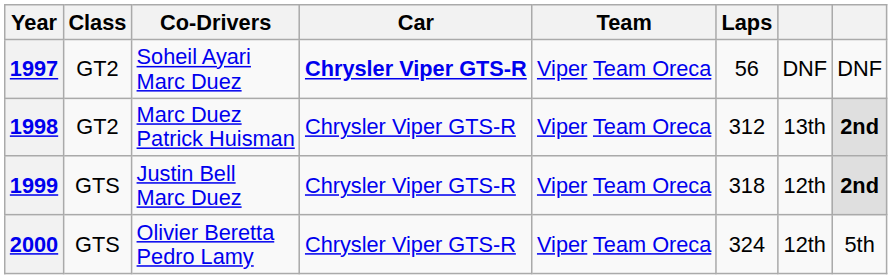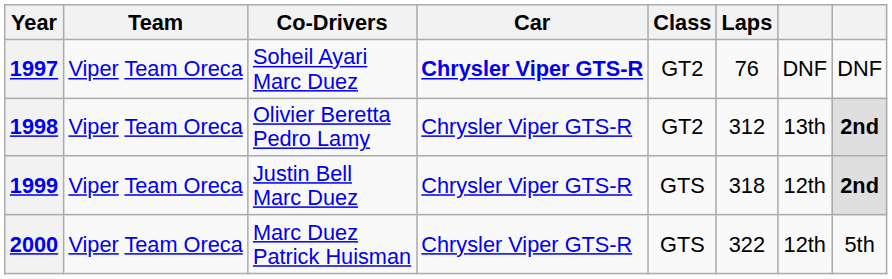columns swapped: (624, 22) <-> (97, 22)
(747, 69) 56 -> (747, 69) 76
(216, 127) Marc Duez Patrick Huisman -> (322, 127) Olivier Beretta Pedro Lamy
(205, 244) Olivier Beretta Pedro Lamy -> (332, 244) Marc Duez Patrick Huisman
(747, 244) 324 -> (747, 244) 322
